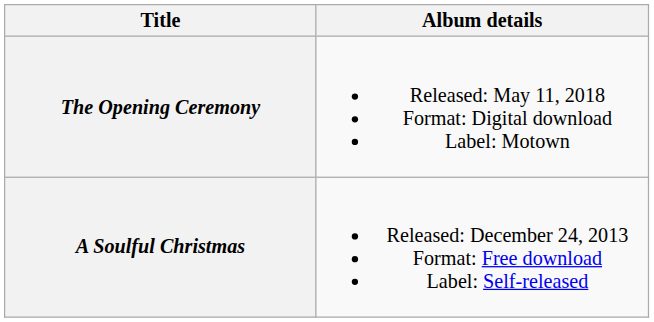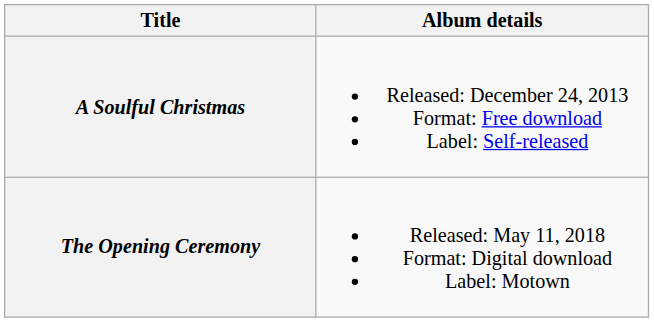rows swapped: (160, 246) <-> (160, 106)
